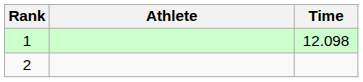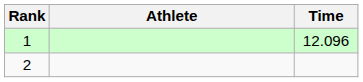(326, 40) 12.098 -> (326, 40) 12.096
